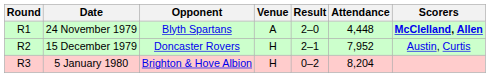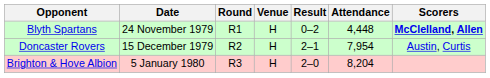columns swapped: (24, 13) <-> (197, 13)
(273, 30) A -> (273, 30) H
(310, 30) 2–0 -> (310, 30) 0–2
(360, 47) 7,952 -> (360, 47) 7,954
(310, 64) 0–2 -> (310, 64) 2–0
